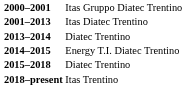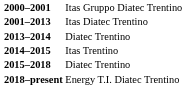(122, 50) Energy T.I. Diatec Trentino -> (92, 50) Itas Trentino
(92, 79) Itas Trentino -> (122, 79) Energy T.I. Diatec Trentino
